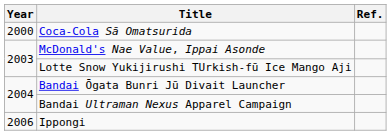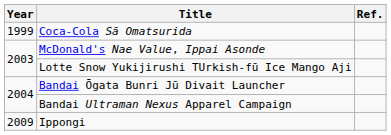(20, 31) 2000 -> (20, 31) 1999
(20, 121) 2006 -> (20, 121) 2009
